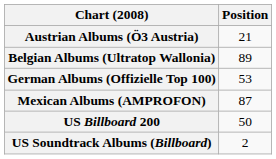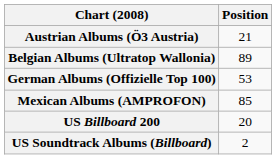(245, 100) 87 -> (245, 100) 85
(245, 121) 50 -> (245, 121) 20
